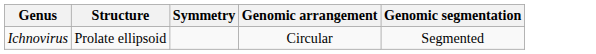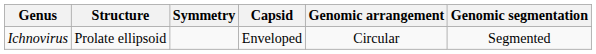+ column: (272, 15)
